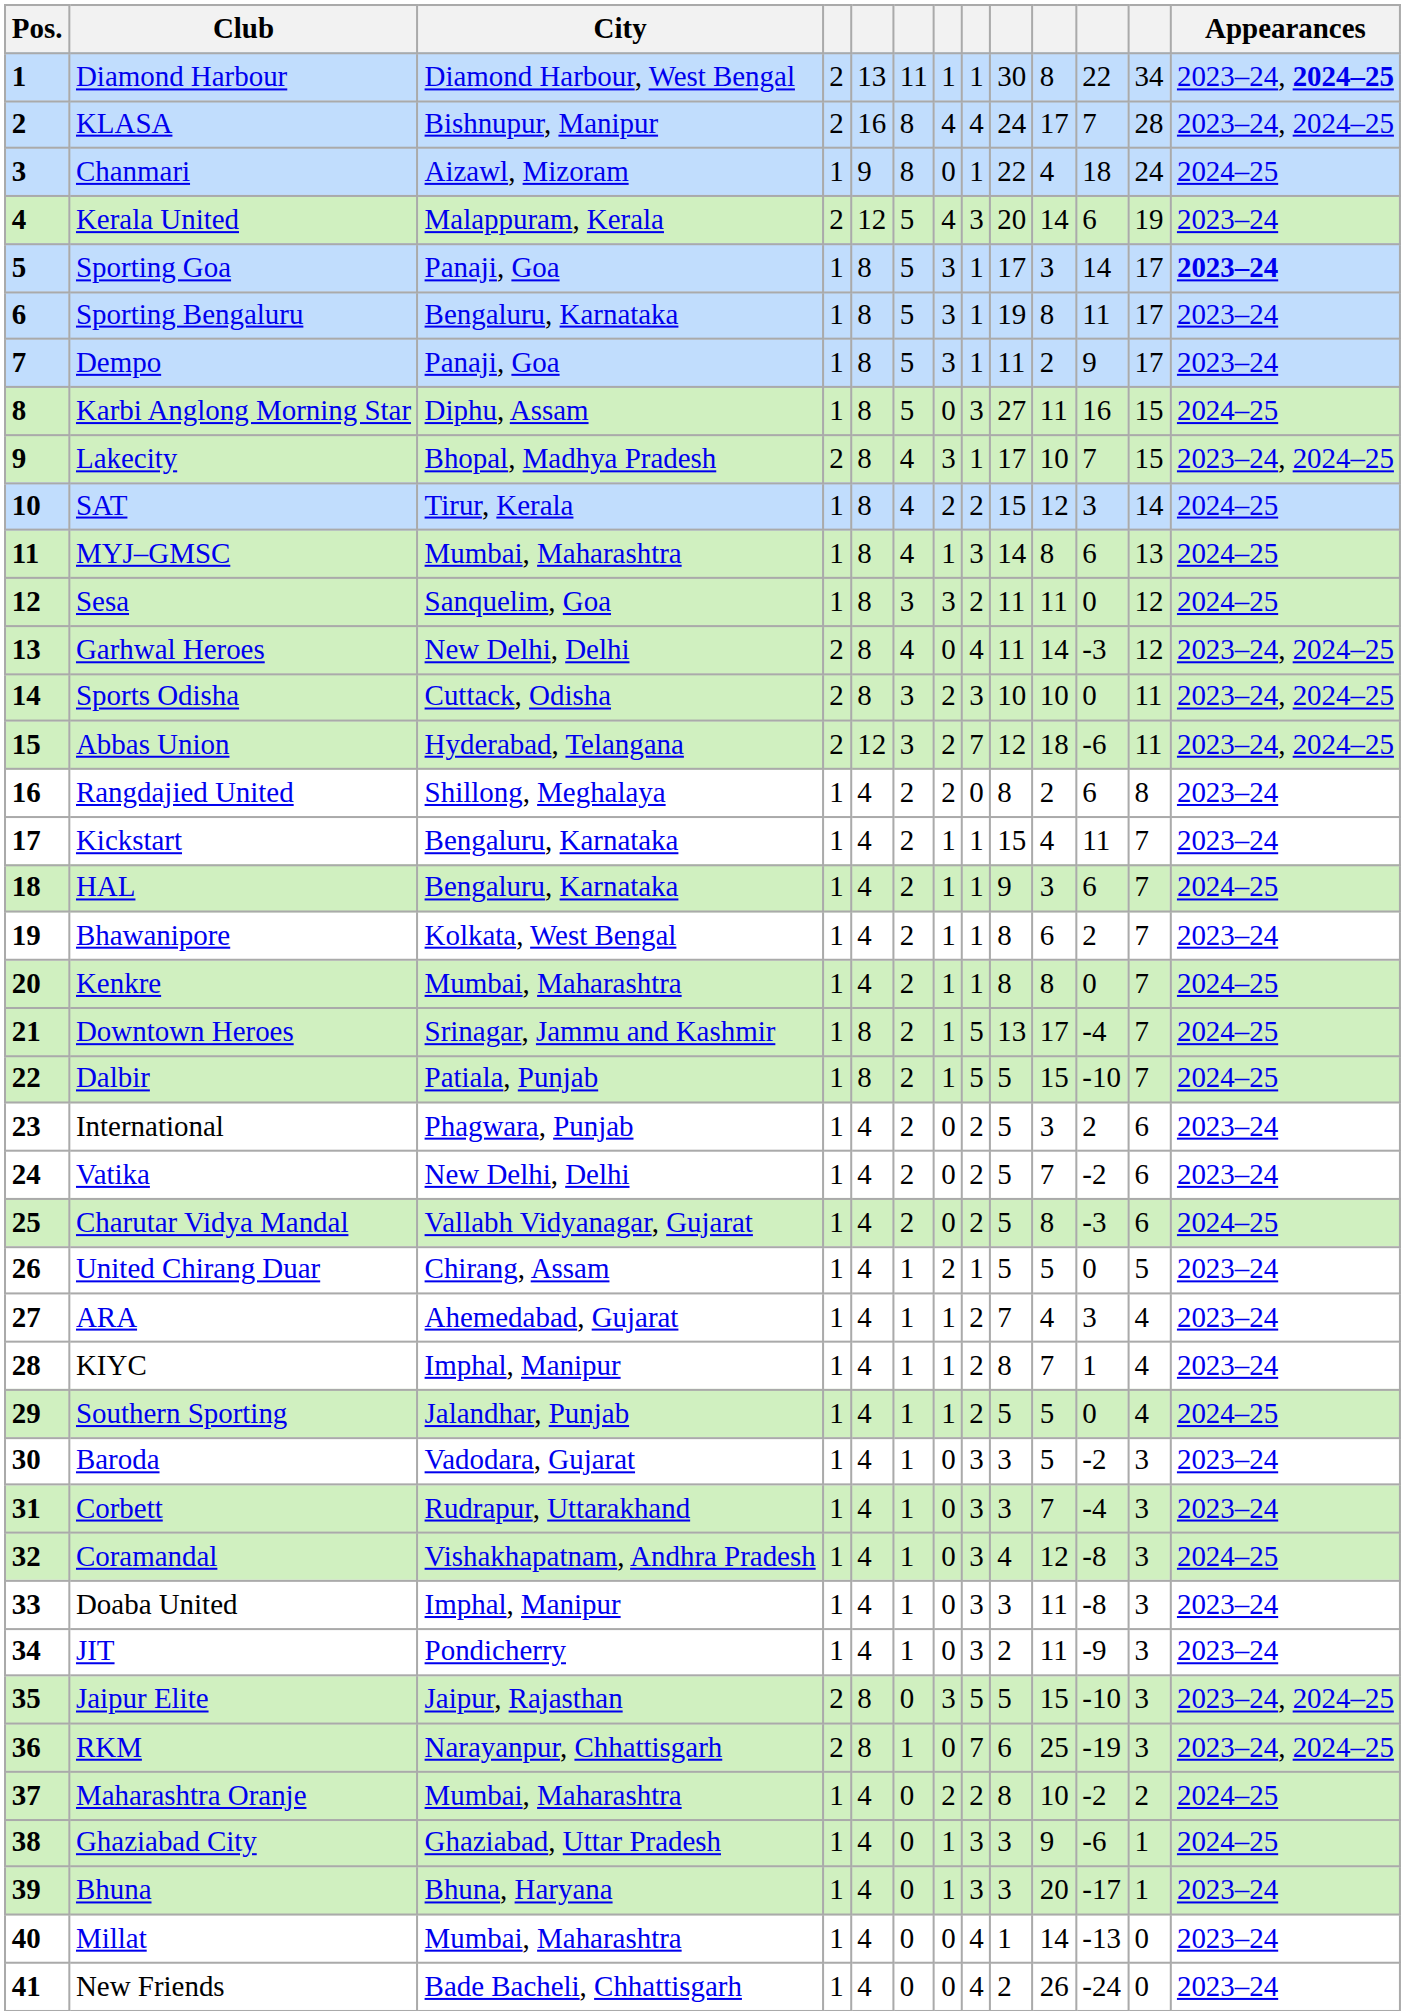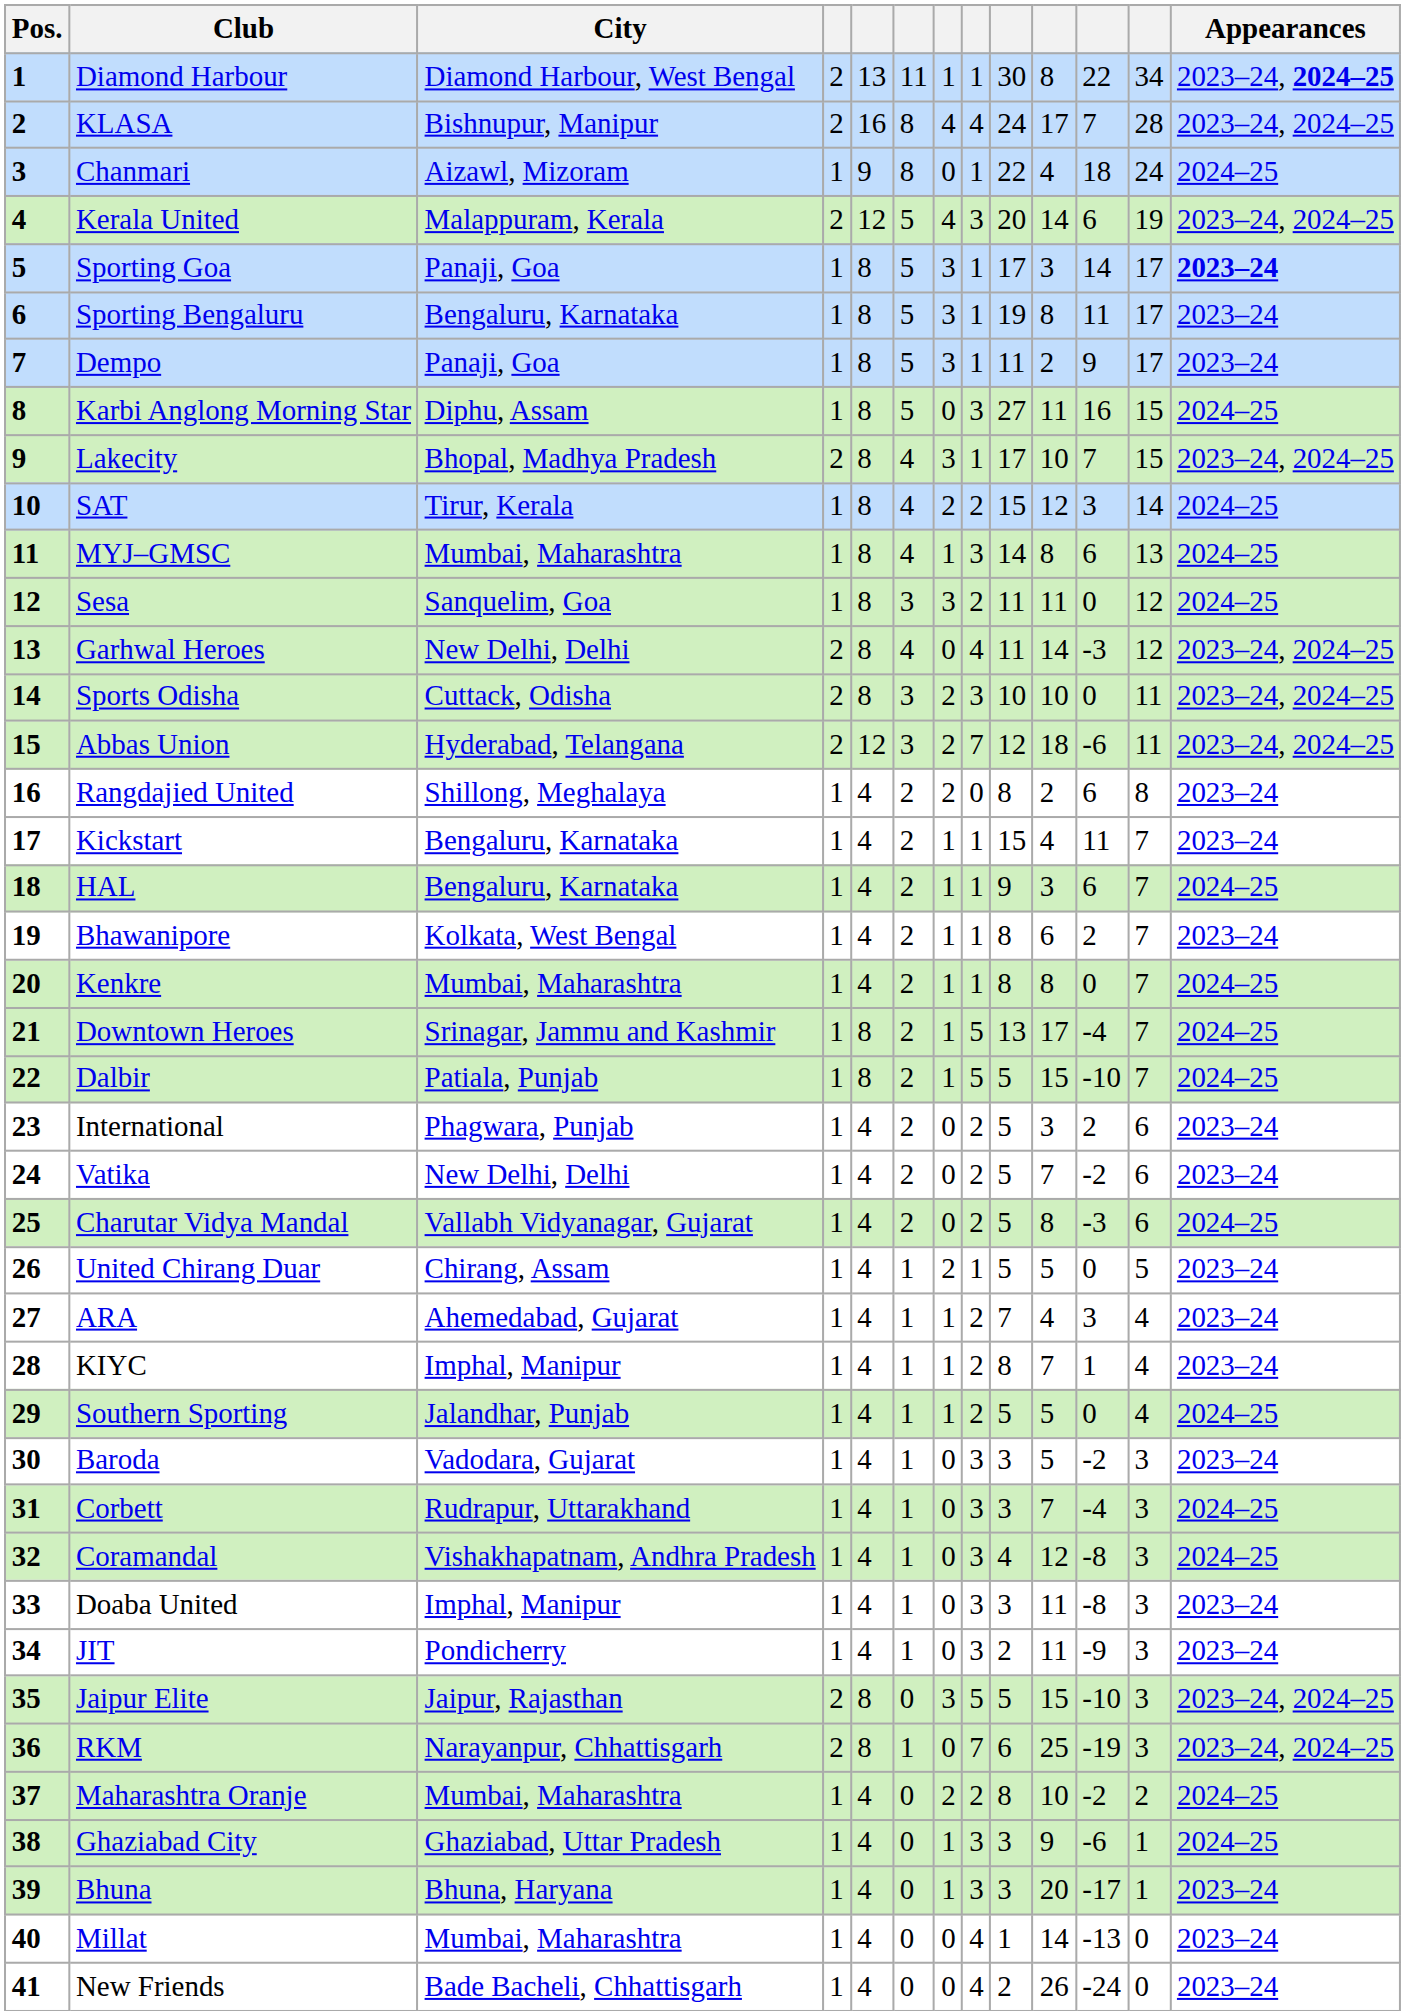(1228, 219) 2023–24 -> (1285, 219) 2023–24, 2024–25
(1228, 1508) 2023–24 -> (1228, 1508) 2024–25
